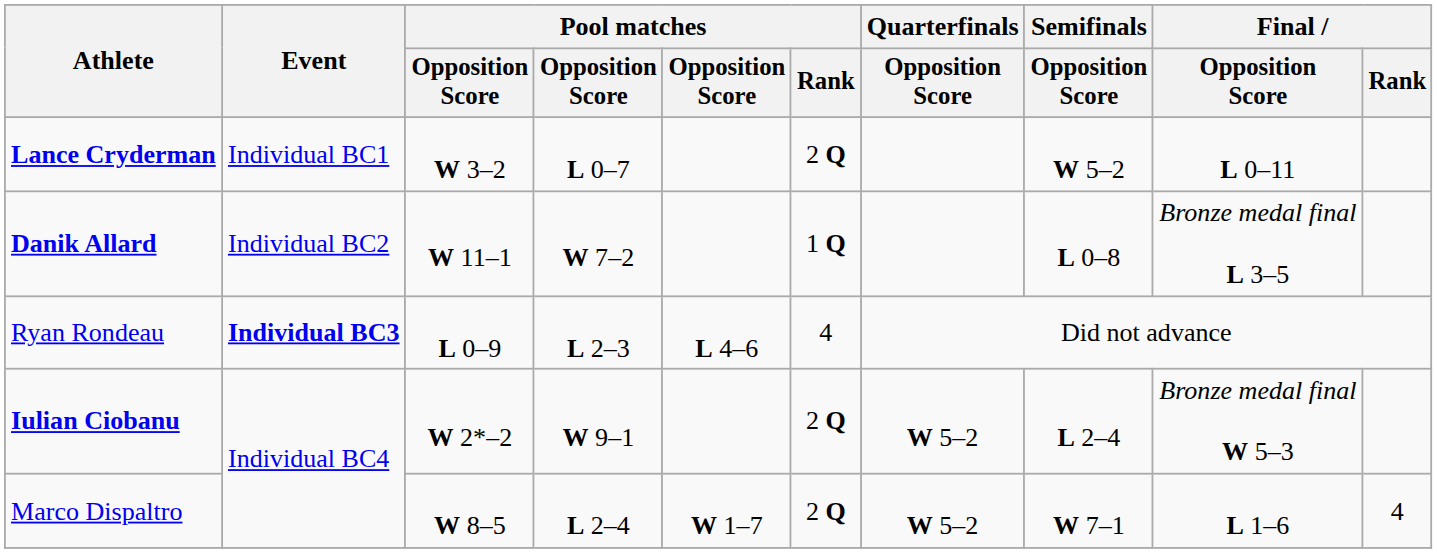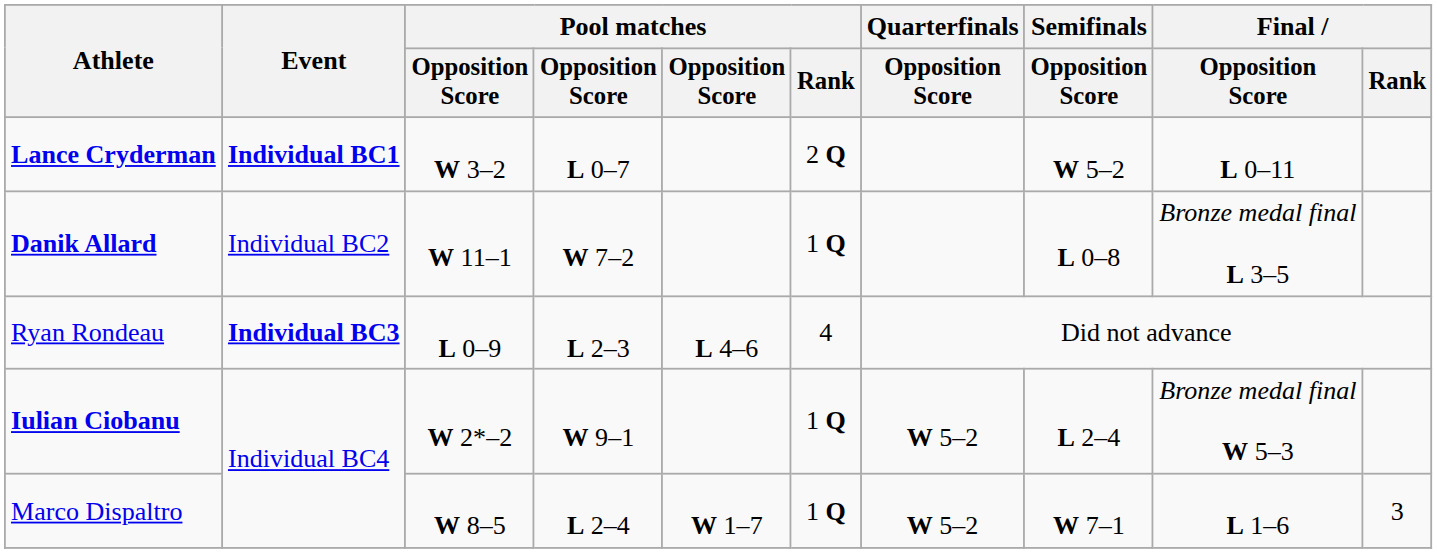(309, 154) normal -> (314, 154) bold
(826, 421) 2 Q -> (826, 421) 1 Q
(826, 510) 2 Q -> (826, 510) 1 Q
(1397, 510) 4 -> (1397, 510) 3
